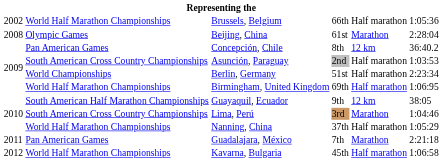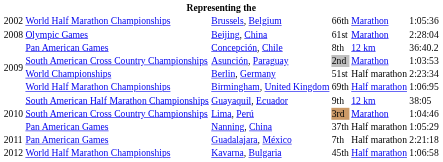(379, 21) Half marathon -> (370, 21) Marathon
(379, 61) Half marathon -> (370, 61) Marathon
(98, 127) World Half Marathon Championships -> (67, 127) Pan American Games
(370, 140) Marathon -> (379, 140) Half marathon
